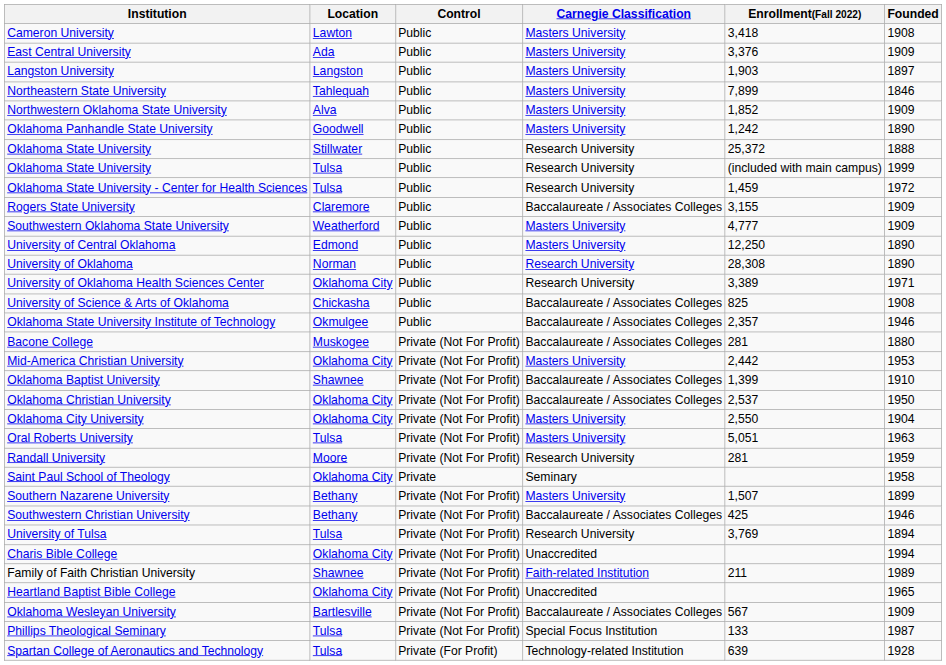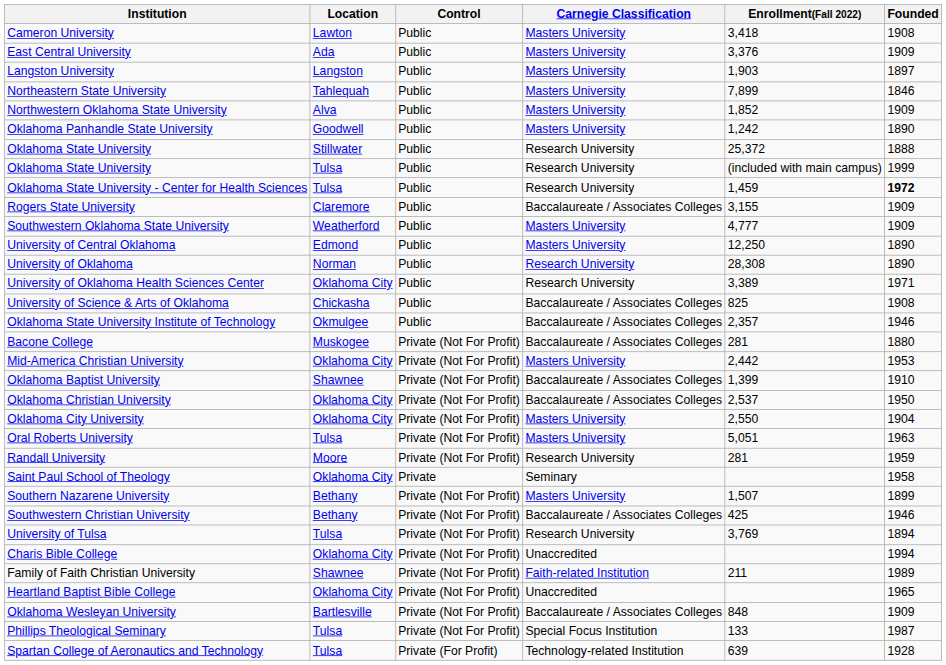(901, 187) normal -> (901, 187) bold
(738, 611) 567 -> (738, 611) 848
